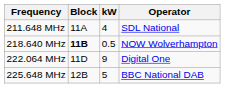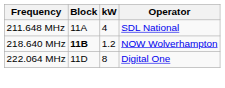(109, 43) 0.5 -> (109, 43) 1.2
(105, 59) 9 -> (105, 59) 8
- row: (36, 75)
